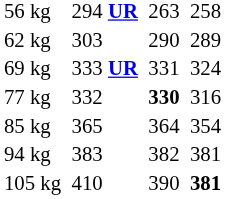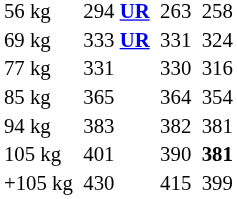- row: (27, 40)
(87, 97) 332 -> (99, 68) 331
(164, 97) bold -> (176, 68) normal
(87, 183) 410 -> (99, 154) 401
+ row: (38, 183)
